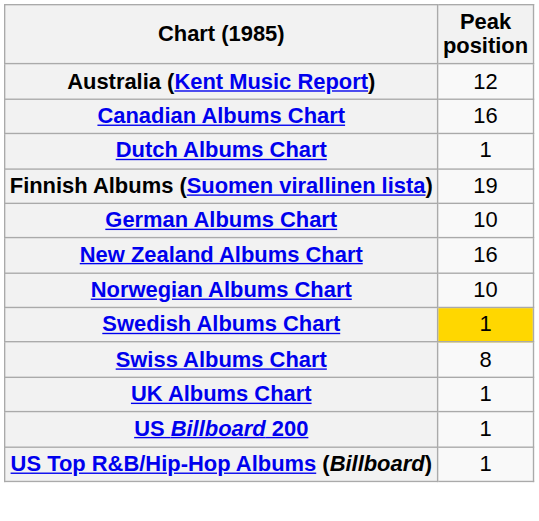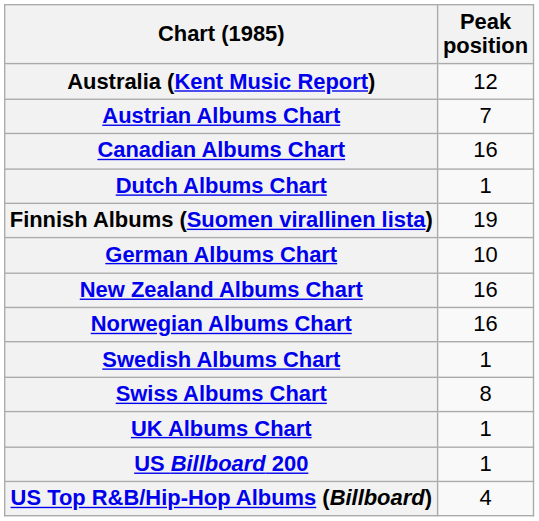+ row: (221, 116)
(486, 289) 10 -> (486, 324) 16
(486, 324) gold background -> (486, 359) no background
(486, 463) 1 -> (486, 498) 4
